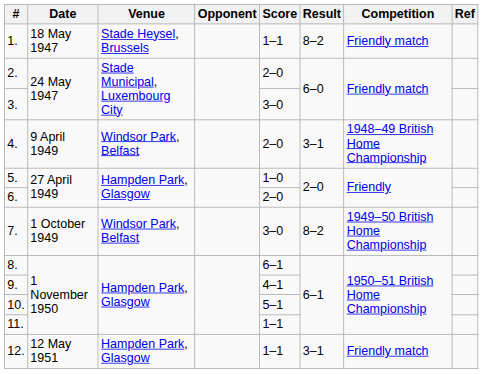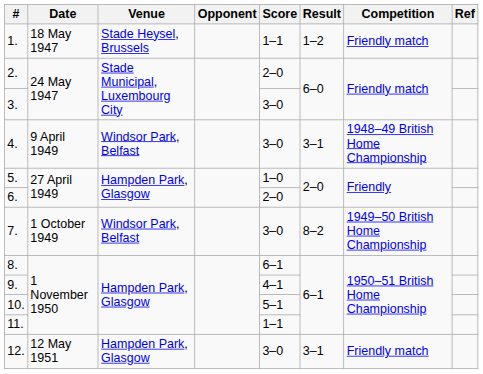(313, 41) 8–2 -> (313, 41) 1–2
(273, 143) 2–0 -> (273, 143) 3–0
(273, 351) 1–1 -> (273, 351) 3–0
